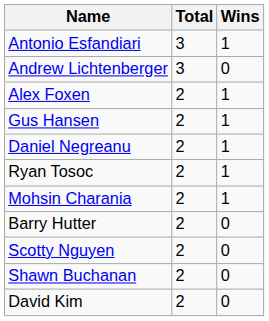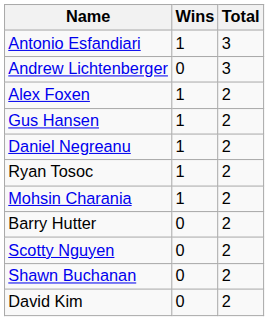columns swapped: (194, 17) <-> (240, 17)
